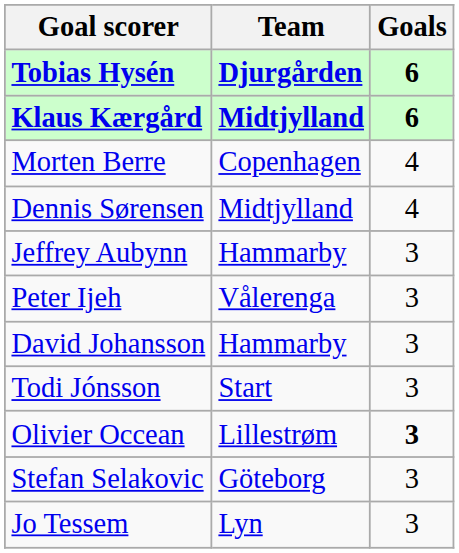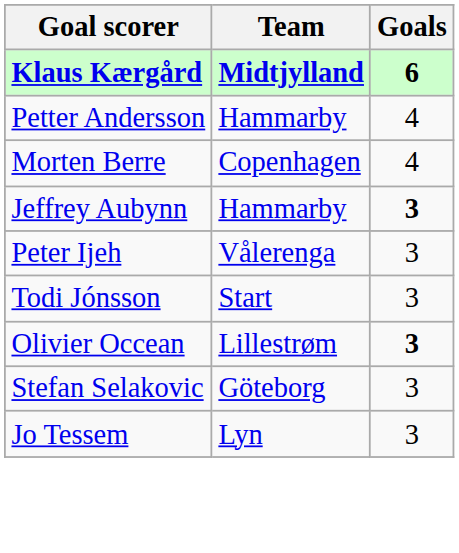- row: (93, 72)
+ row: (108, 117)
- row: (108, 207)
(412, 252) normal -> (412, 207) bold
- row: (108, 343)
